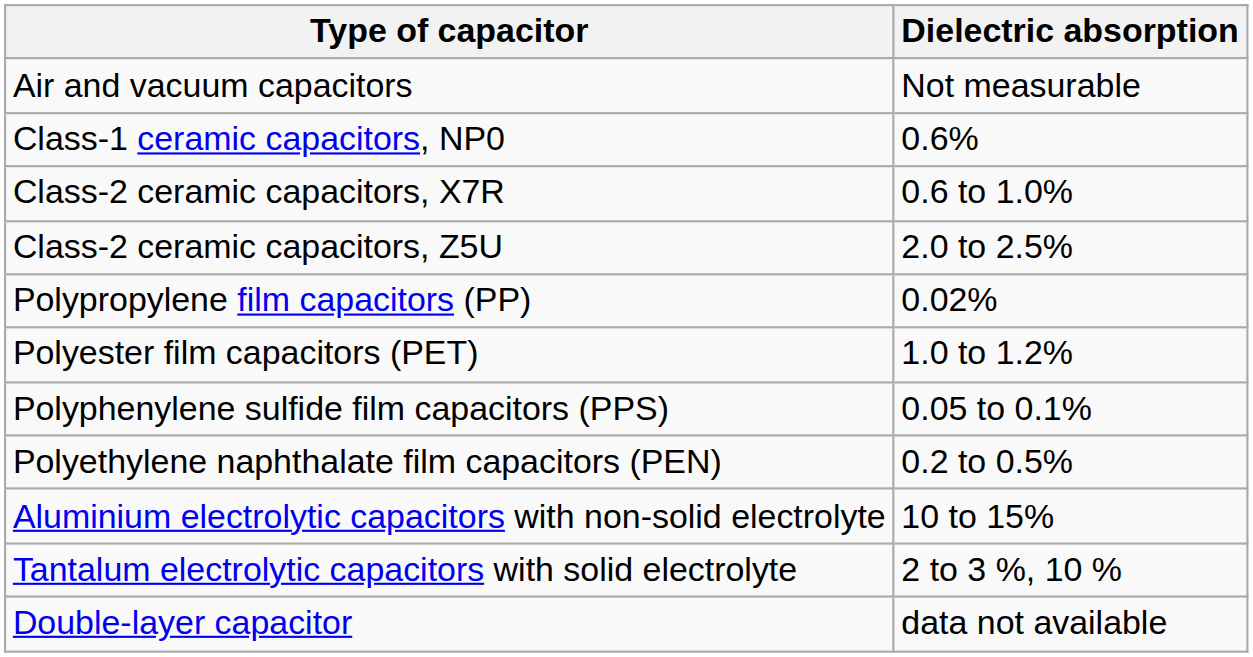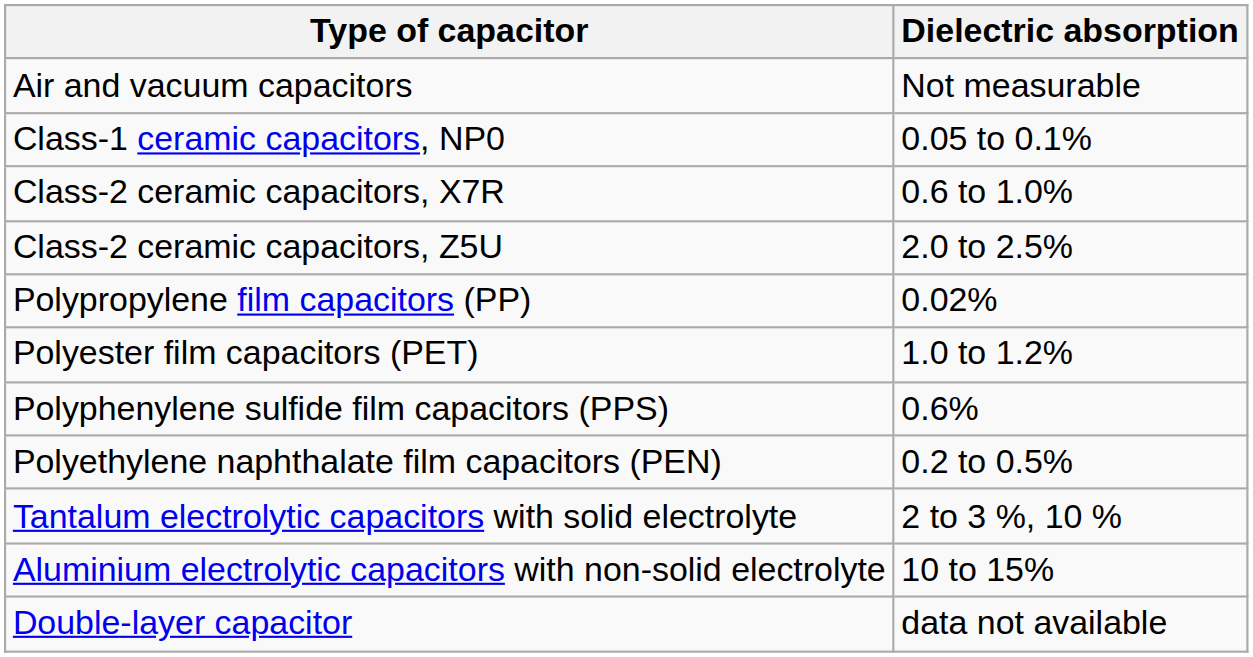(940, 138) 0.6% -> (997, 138) 0.05 to 0.1%
(997, 407) 0.05 to 0.1% -> (940, 407) 0.6%
rows swapped: (405, 569) <-> (449, 515)
